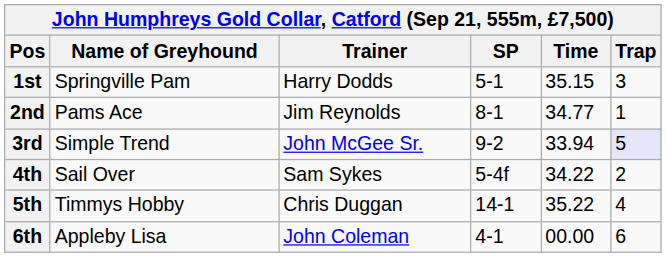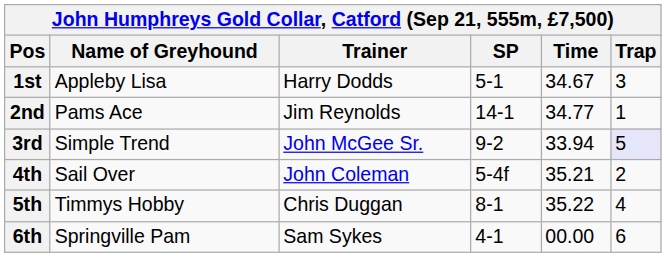(123, 81) Springville Pam -> (111, 81) Appleby Lisa
(570, 81) 35.15 -> (570, 81) 34.67
(489, 112) 8-1 -> (495, 112) 14-1
(333, 174) Sam Sykes -> (346, 174) John Coleman
(570, 174) 34.22 -> (570, 174) 35.21
(495, 205) 14-1 -> (489, 205) 8-1
(111, 236) Appleby Lisa -> (123, 236) Springville Pam
(346, 236) John Coleman -> (333, 236) Sam Sykes
